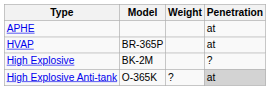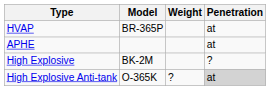rows swapped: (20, 45) <-> (21, 28)
